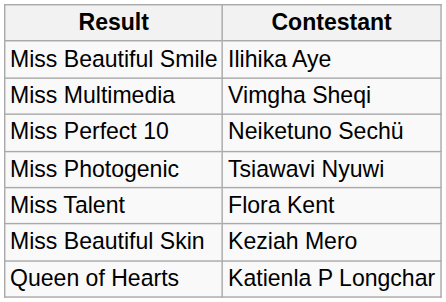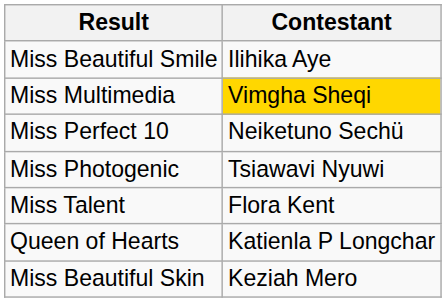(300, 95) no background -> (300, 95) gold background
rows swapped: (107, 242) <-> (95, 278)
